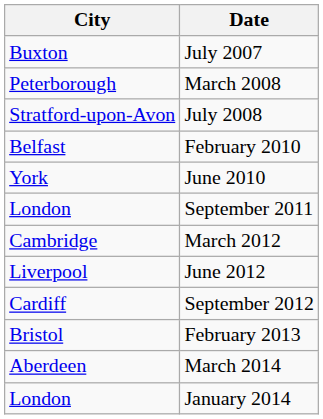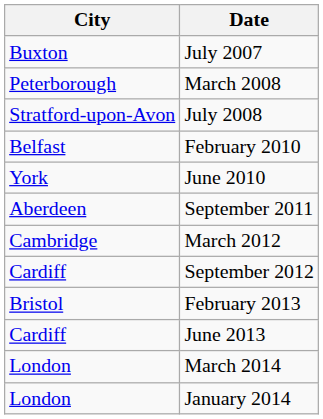(40, 209) London -> (48, 209) Aberdeen
- row: (225, 271)
+ row: (225, 334)
(48, 366) Aberdeen -> (40, 366) London
